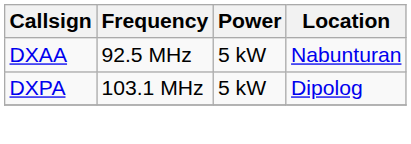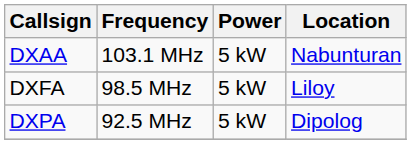(147, 54) 92.5 MHz -> (152, 54) 103.1 MHz
+ row: (37, 88)
(152, 88) 103.1 MHz -> (147, 121) 92.5 MHz
